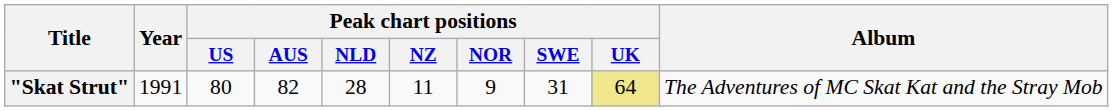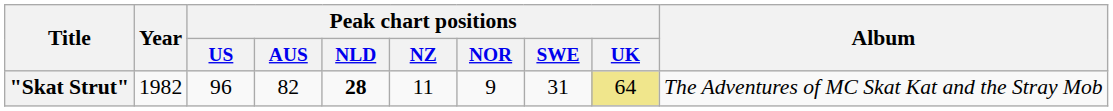(161, 87) 1991 -> (161, 87) 1982
(221, 87) 80 -> (221, 87) 96
(356, 87) normal -> (356, 87) bold
